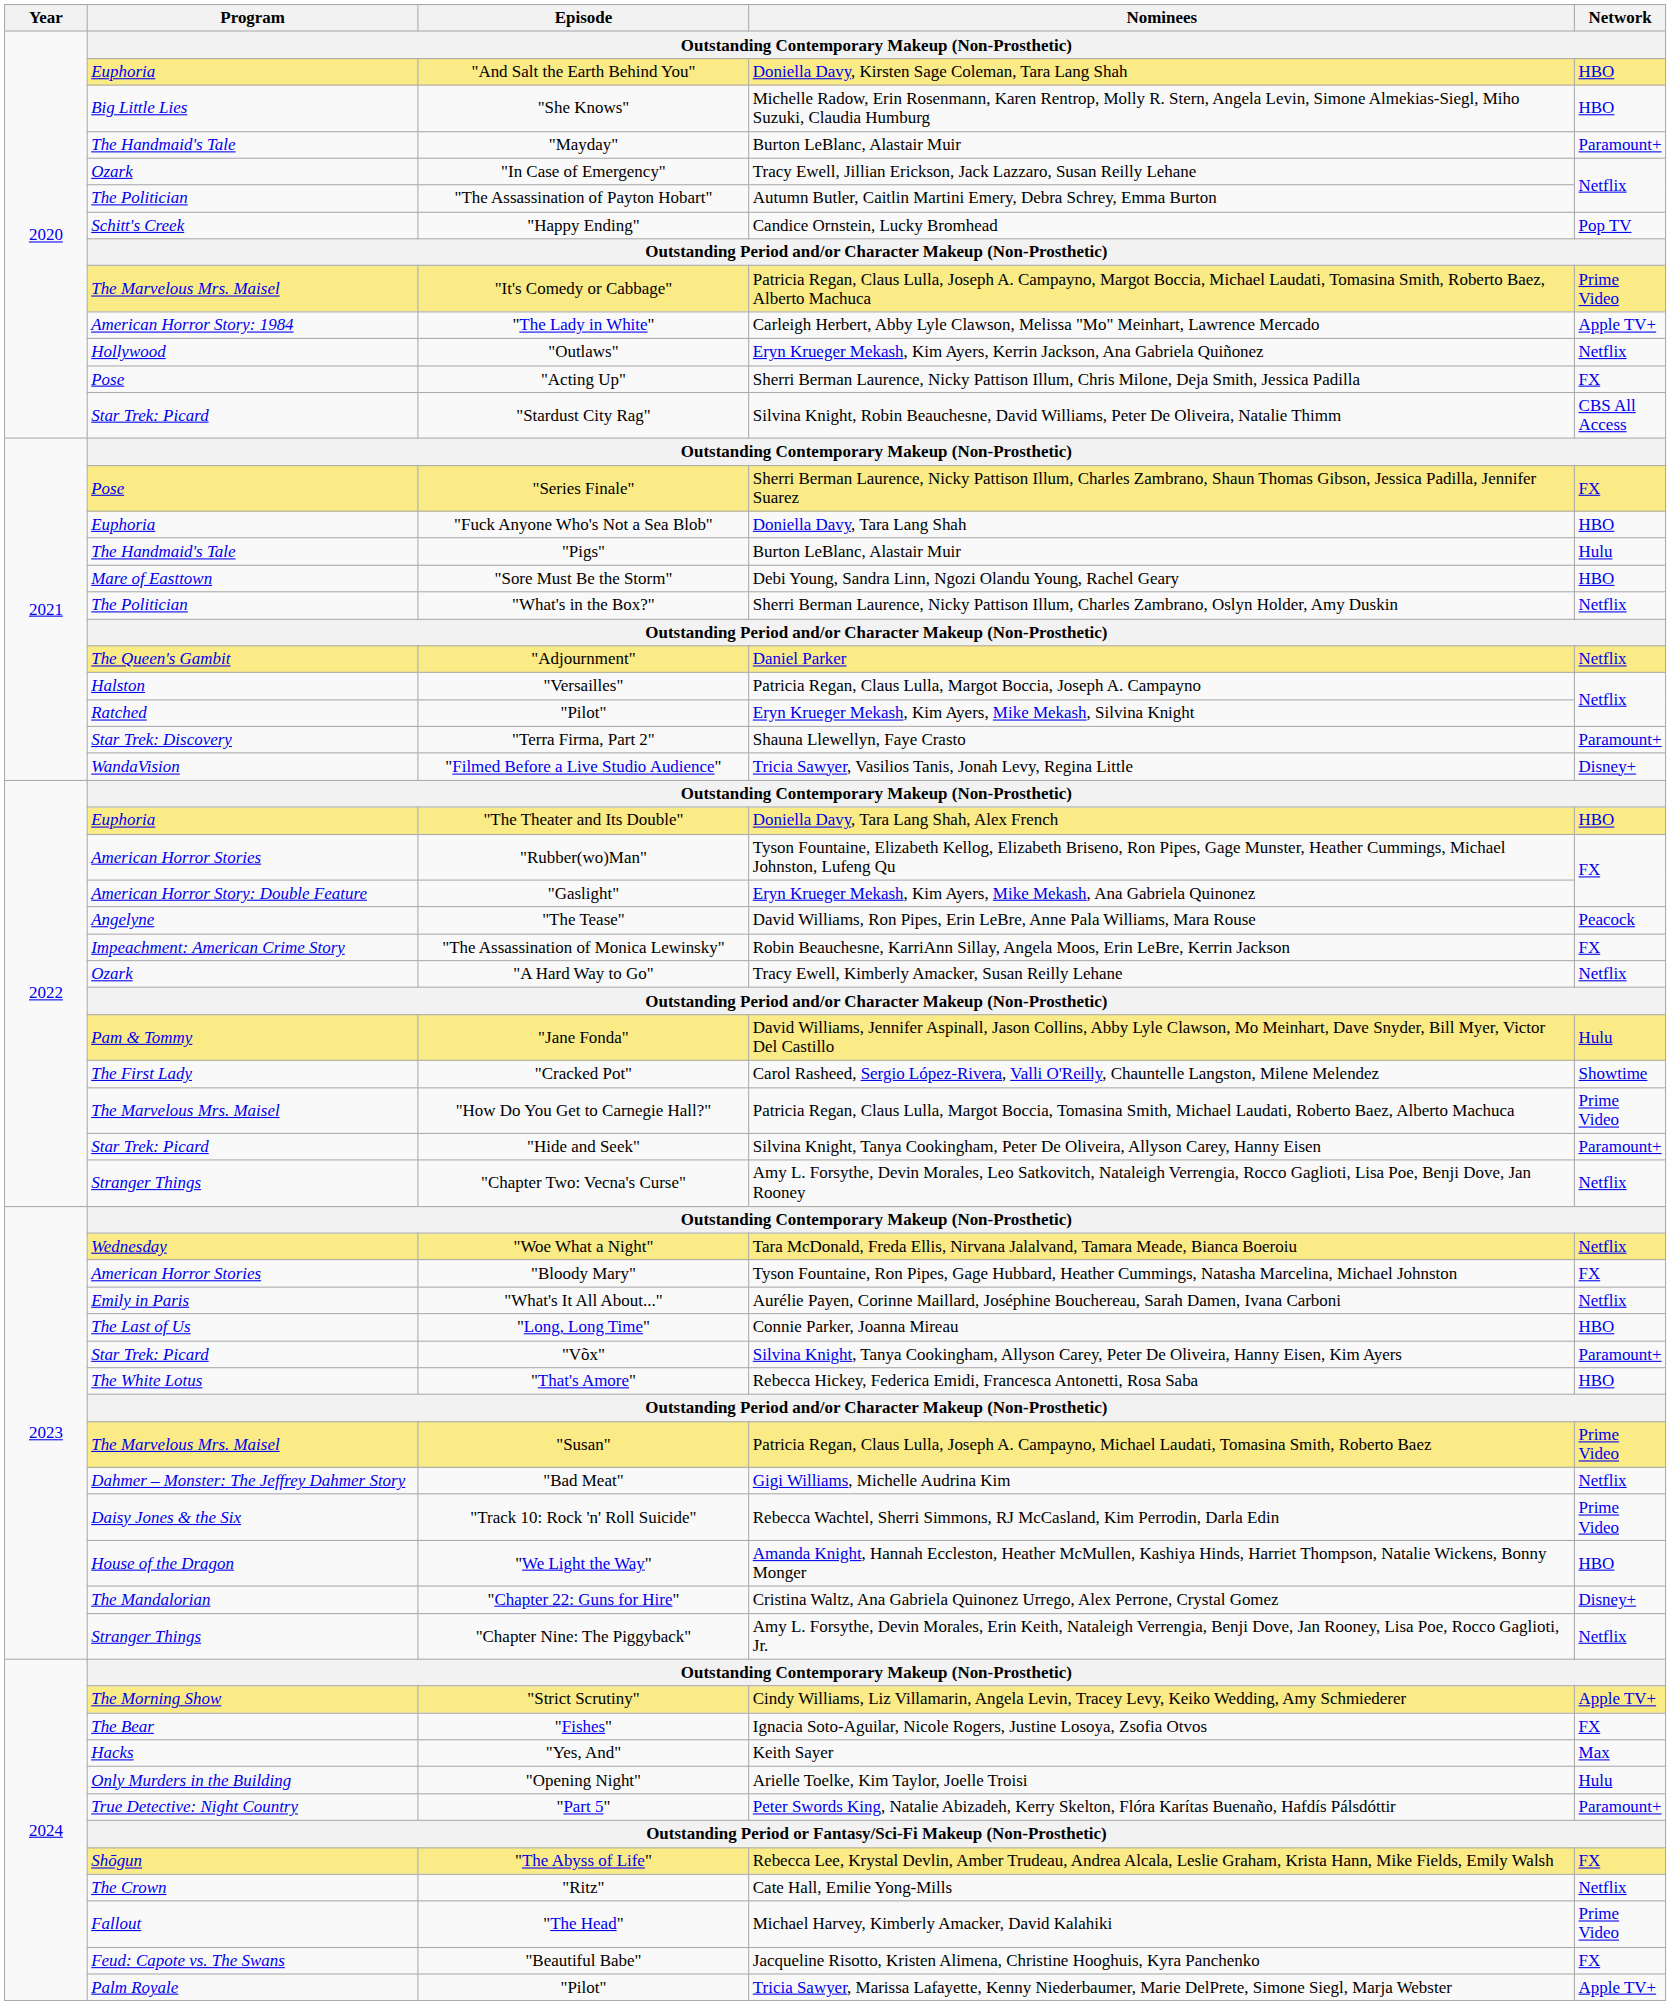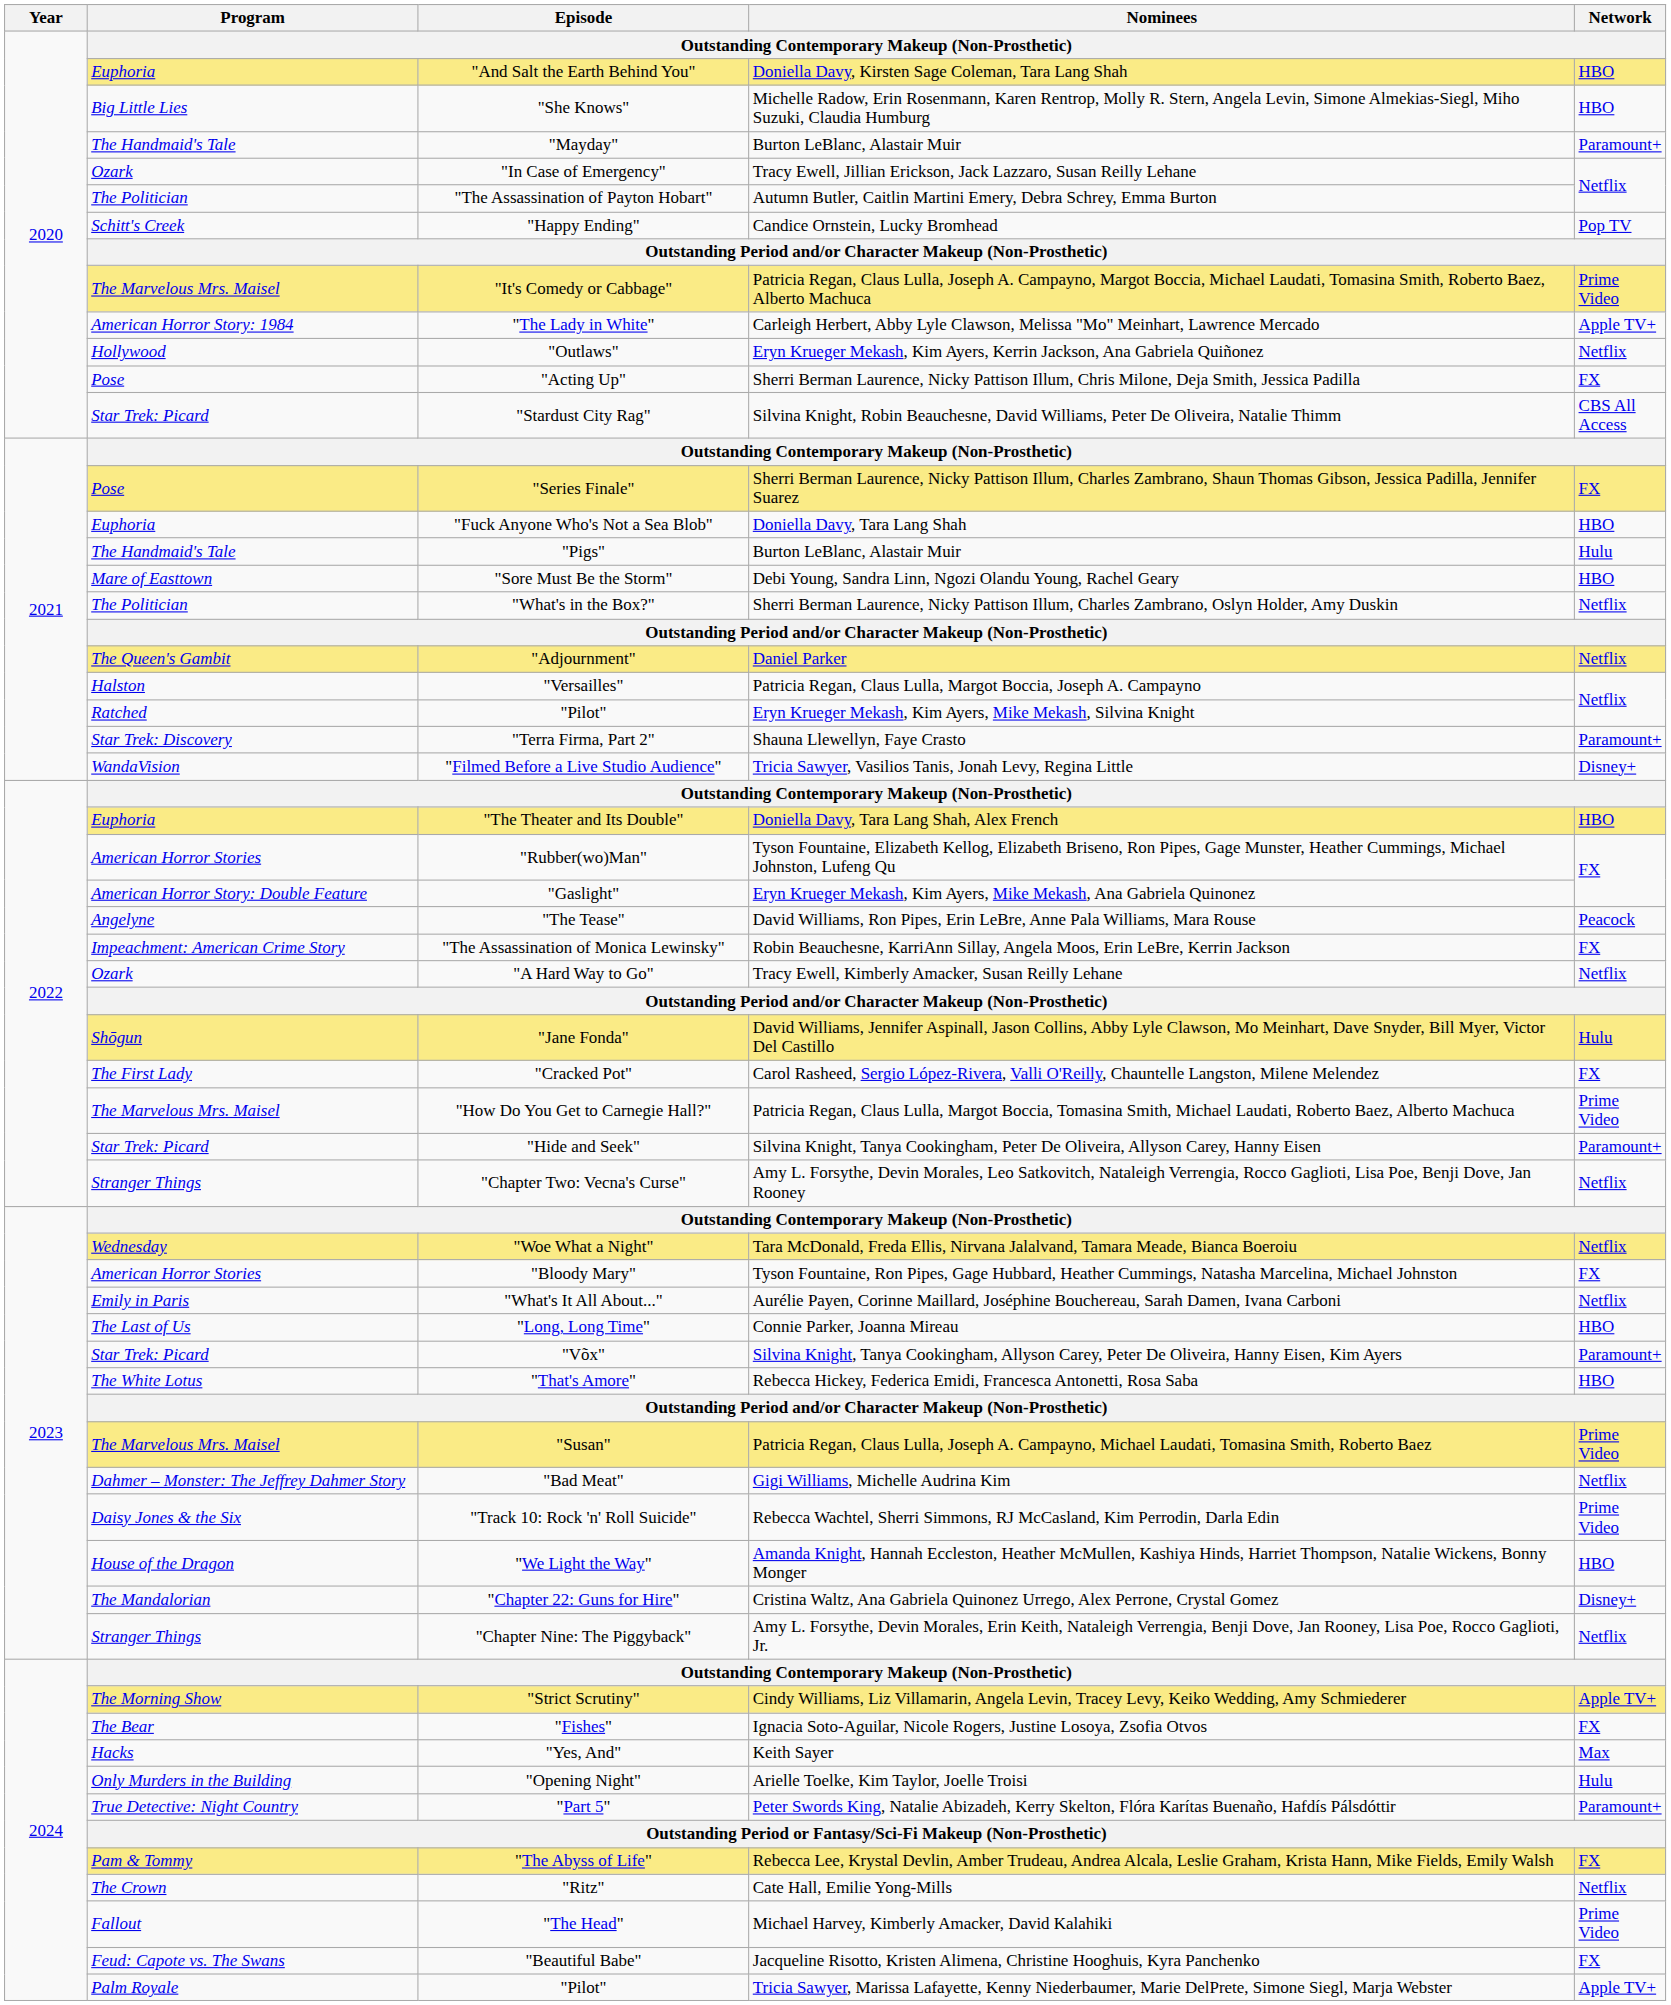(142, 1037) Pam & Tommy -> (117, 1037) Shōgun
(1613, 1073) Showtime -> (1589, 1073) FX
(117, 1860) Shōgun -> (142, 1860) Pam & Tommy
